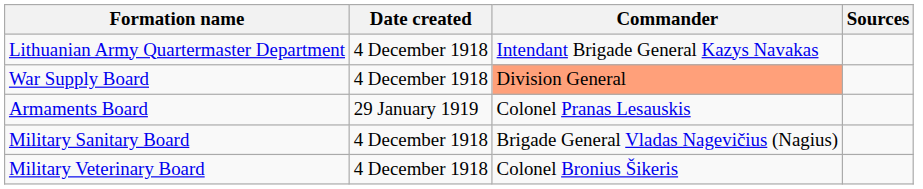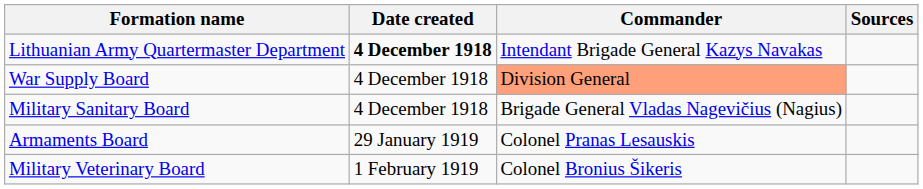(421, 49) normal -> (423, 49) bold
rows swapped: (78, 109) <-> (99, 139)
(421, 169) 4 December 1918 -> (416, 169) 1 February 1919
